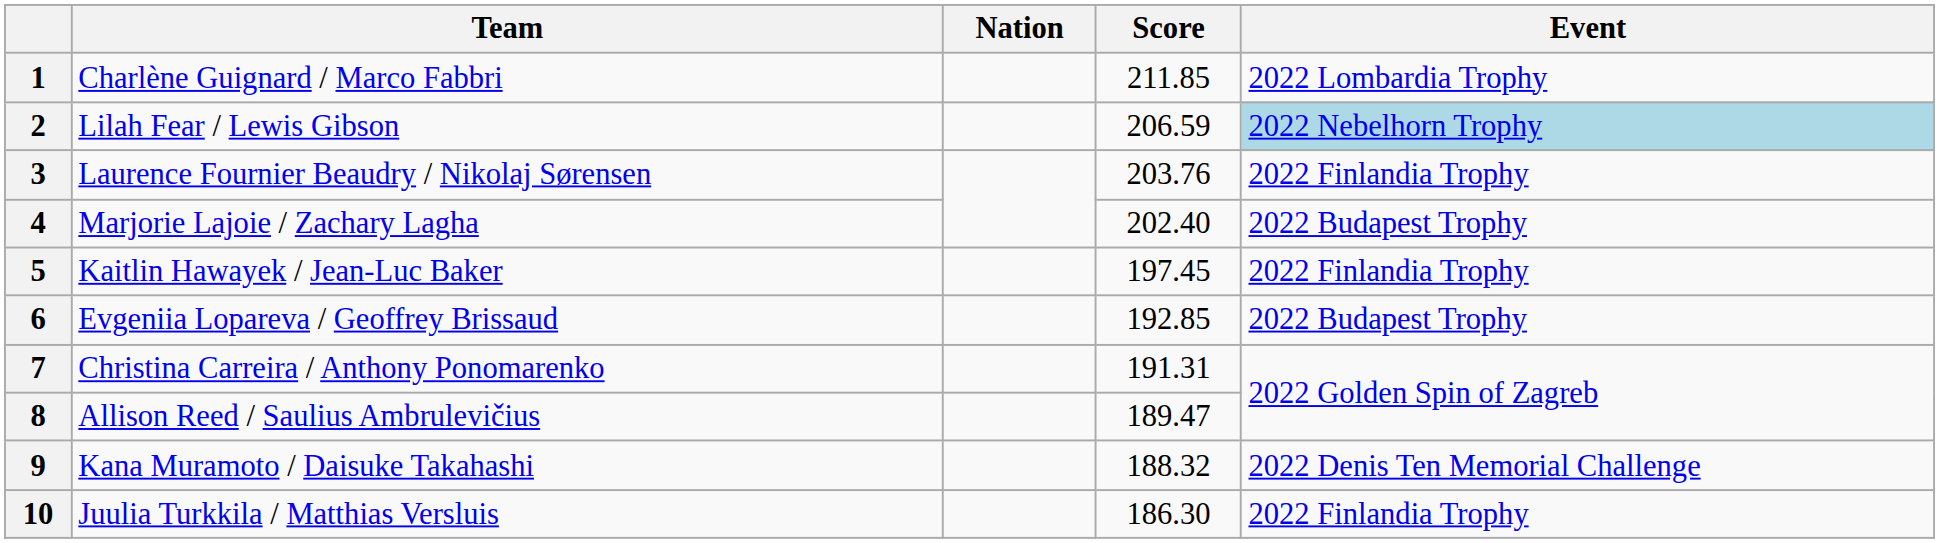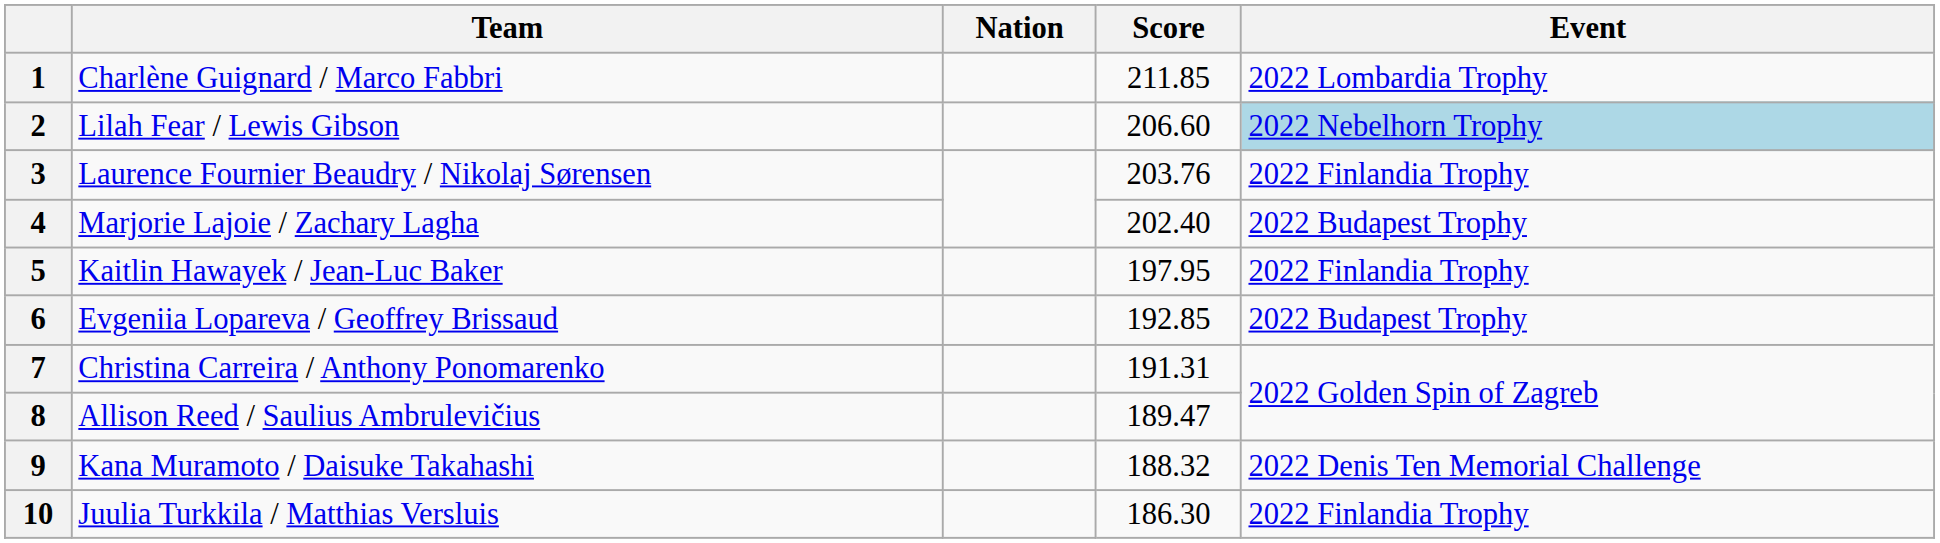(1169, 125) 206.59 -> (1169, 125) 206.60
(1169, 271) 197.45 -> (1169, 271) 197.95
